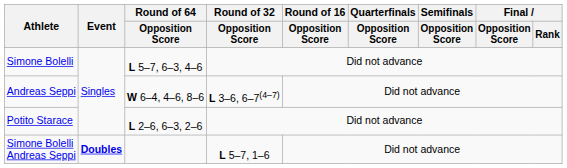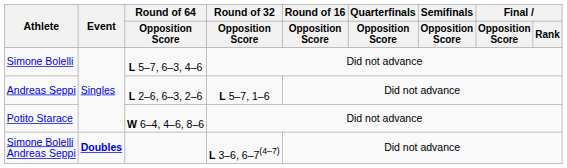(166, 98) W 6–4, 4–6, 8–6 -> (166, 96) L 2–6, 6–3, 2–6
(244, 98) L 3–6, 6–7(4–7) -> (244, 96) L 5–7, 1–6
(166, 127) L 2–6, 6–3, 2–6 -> (166, 125) W 6–4, 4–6, 8–6
(244, 156) L 5–7, 1–6 -> (244, 154) L 3–6, 6–7(4–7)
